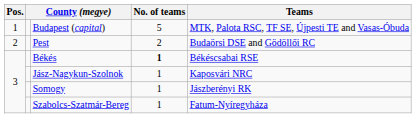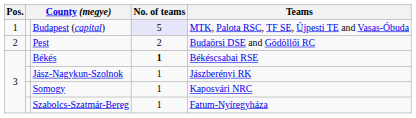(159, 27) no background -> (159, 27) lavender background
(221, 74) Kaposvári NRC -> (220, 74) Jászberényi RK
(220, 89) Jászberényi RK -> (221, 89) Kaposvári NRC
